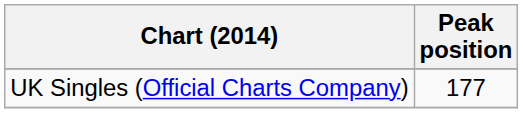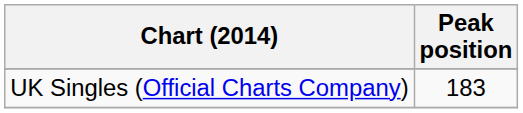(466, 88) 177 -> (466, 88) 183
